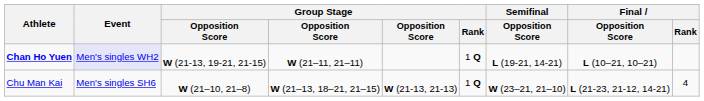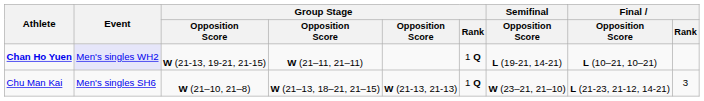(686, 83) 4 -> (686, 83) 3
